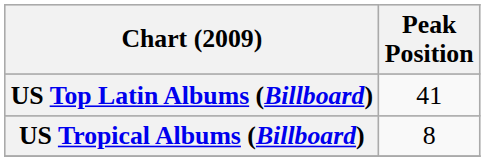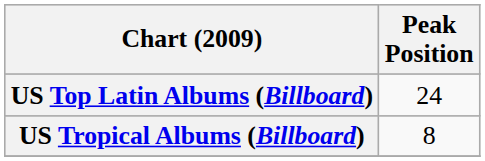(429, 94) 41 -> (429, 94) 24
